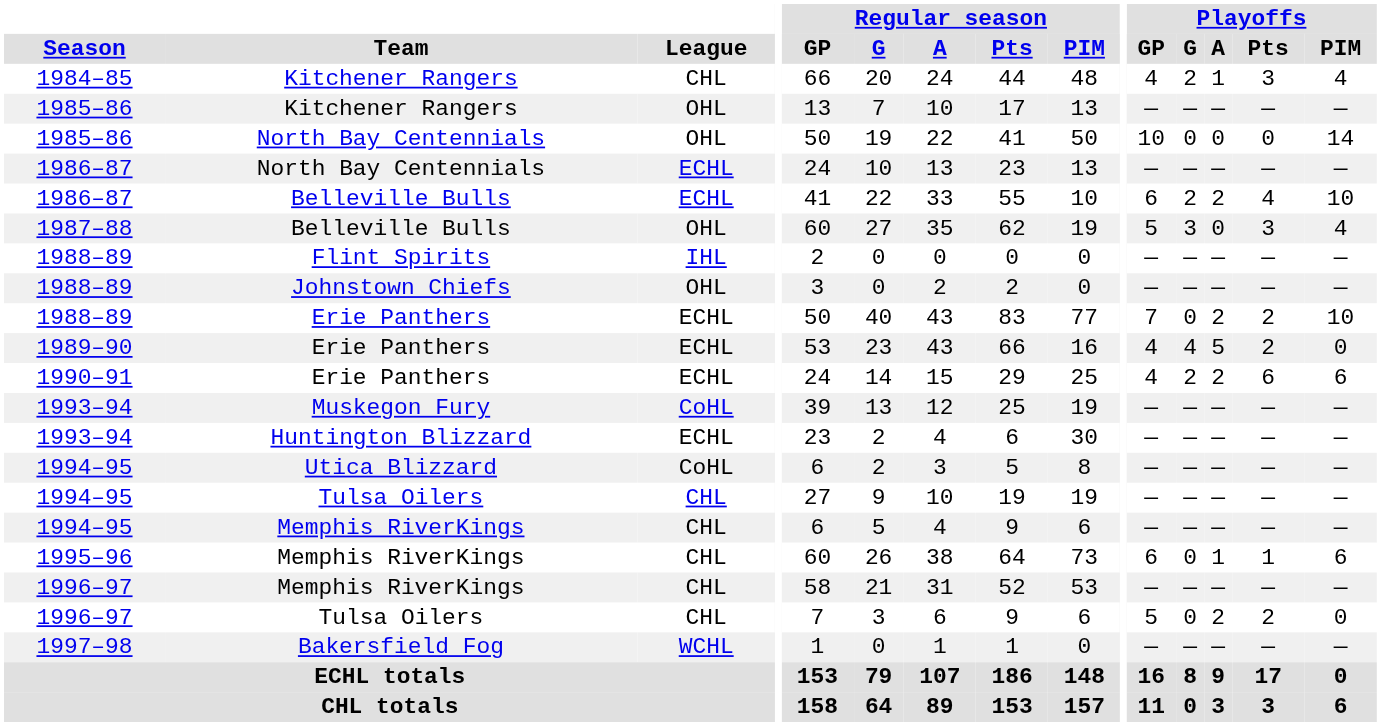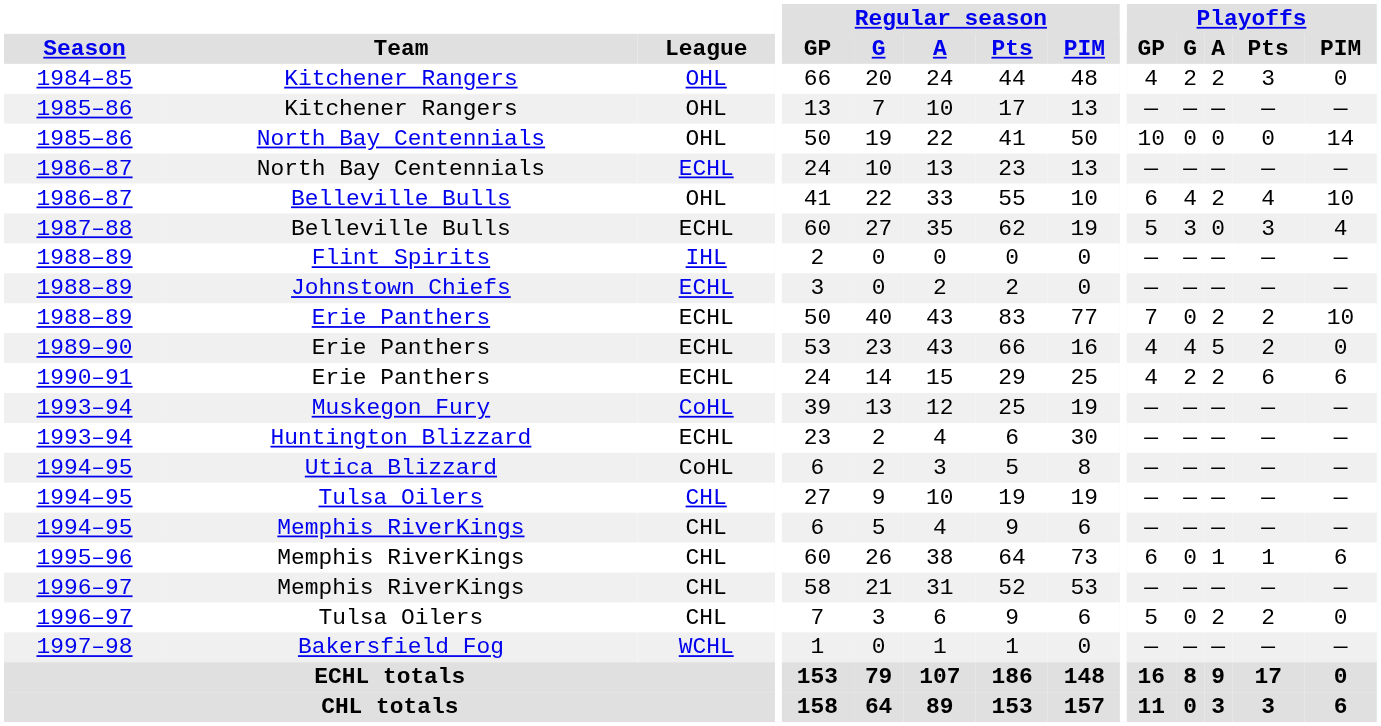(706, 79) CHL -> (706, 79) OHL
(1218, 79) 1 -> (1218, 79) 2
(1341, 79) 4 -> (1341, 79) 0
(706, 198) ECHL -> (706, 198) OHL
(1190, 198) 2 -> (1190, 198) 4
(706, 228) OHL -> (706, 228) ECHL
(706, 288) OHL -> (706, 288) ECHL
